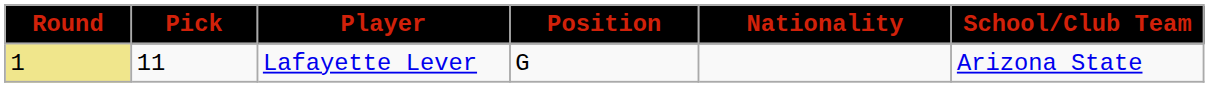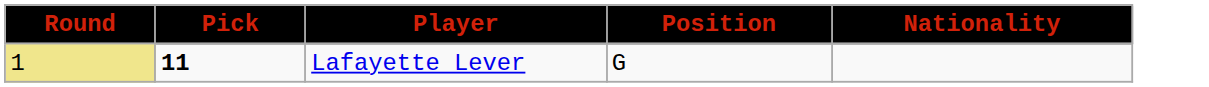- column: (1077, 24)
(151, 63) normal -> (175, 63) bold
